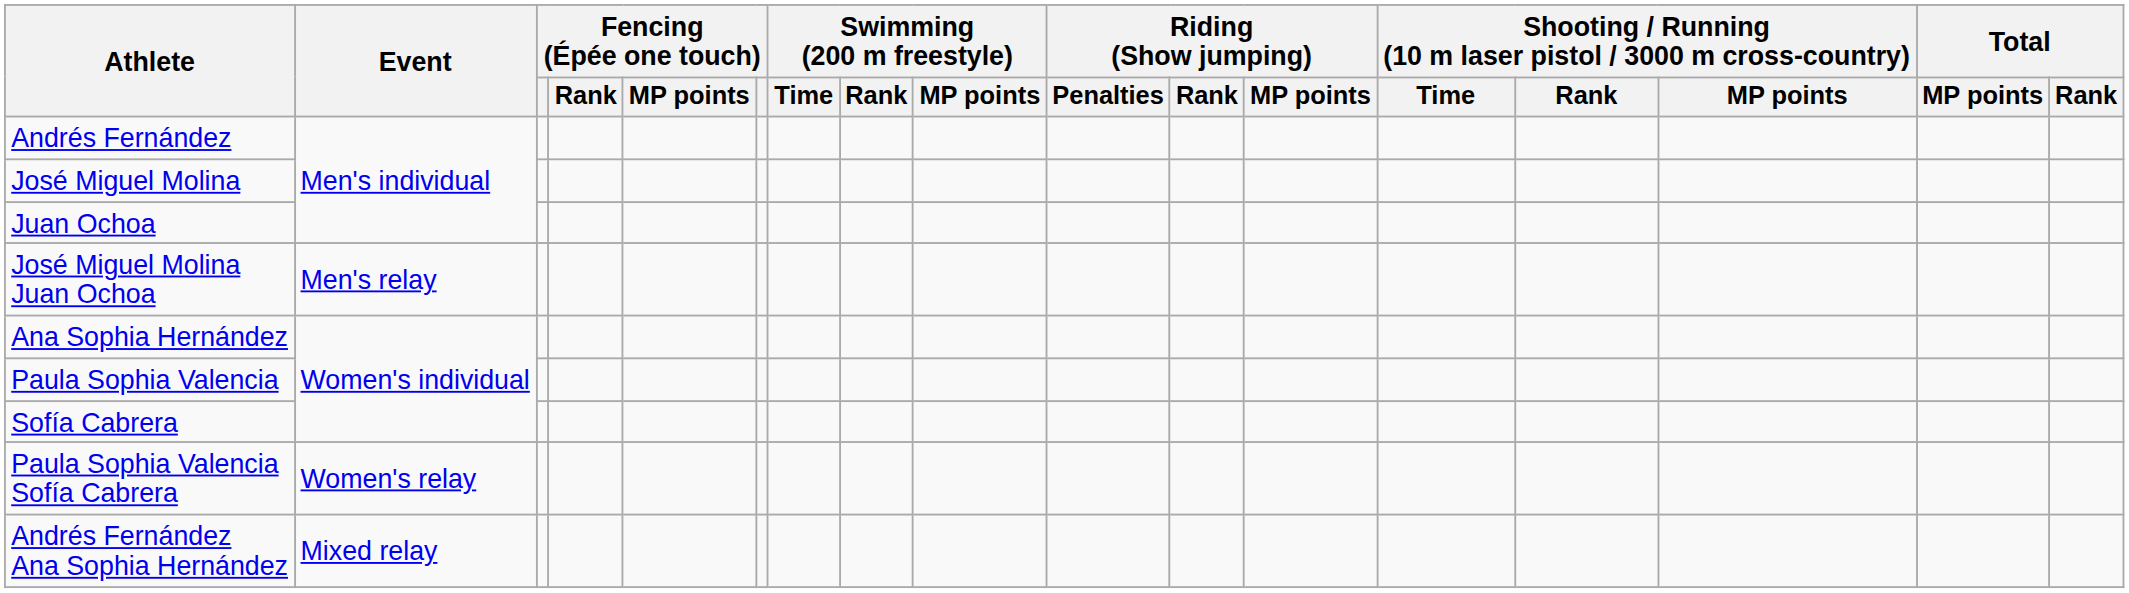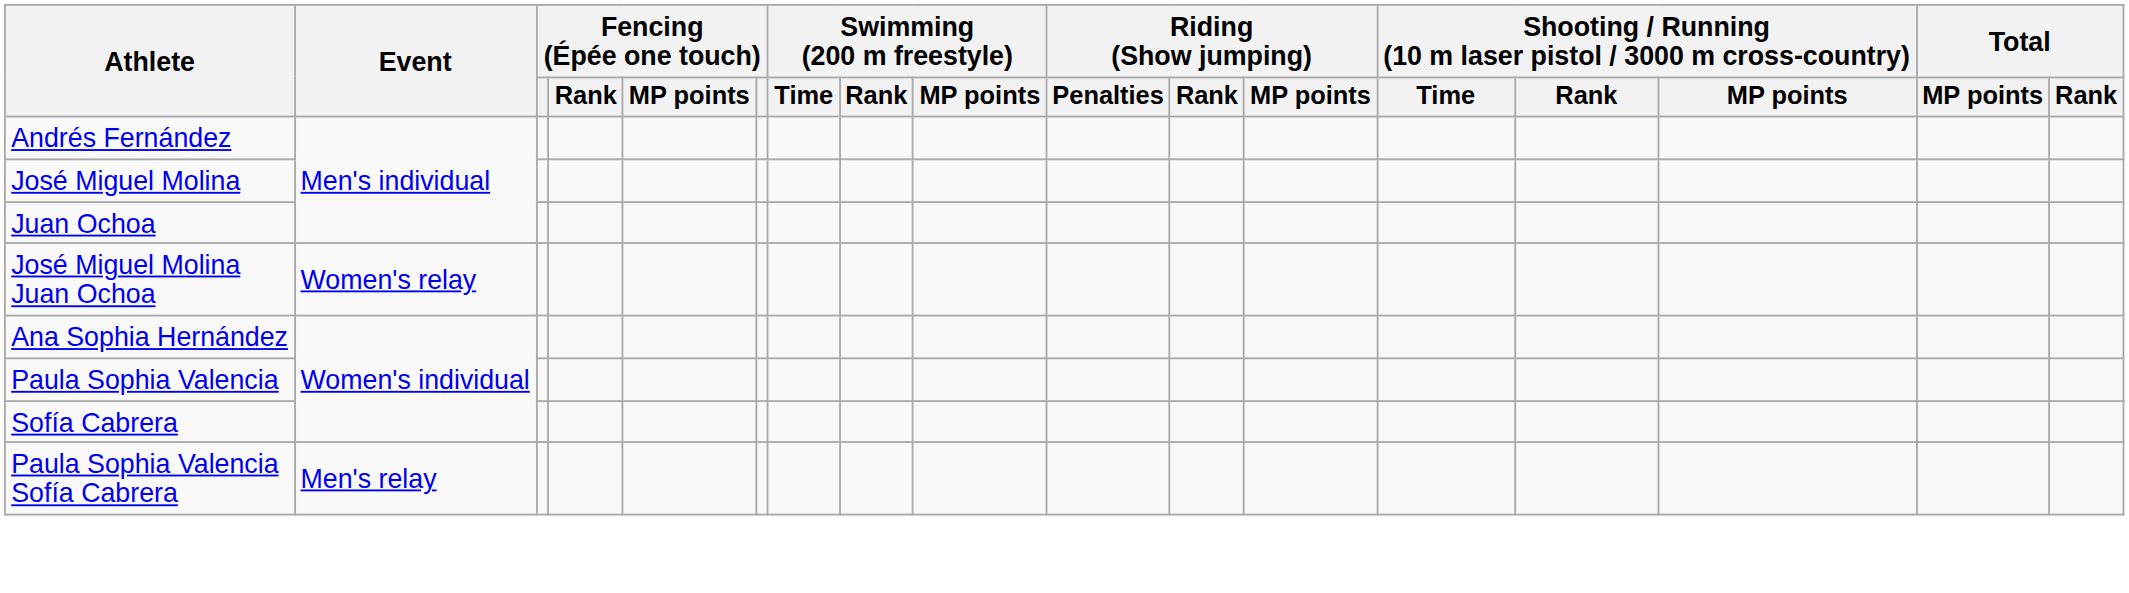(369, 280) Men's relay -> (388, 280) Women's relay
(388, 479) Women's relay -> (369, 479) Men's relay
- row: (150, 551)
